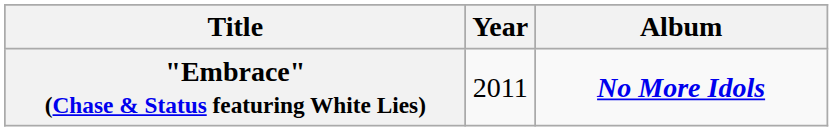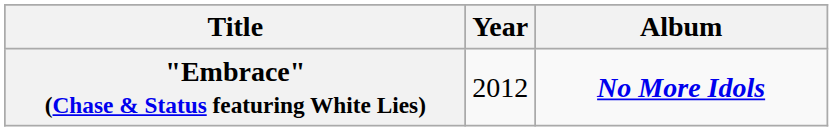(500, 86) 2011 -> (500, 86) 2012
